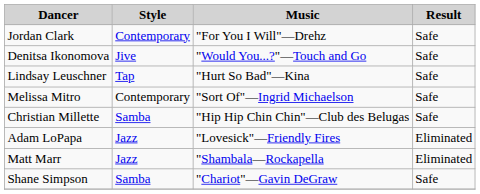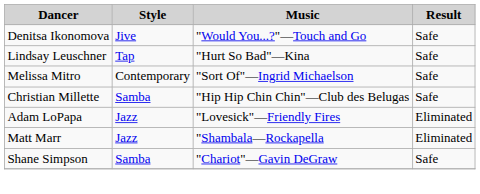- row: (41, 35)
